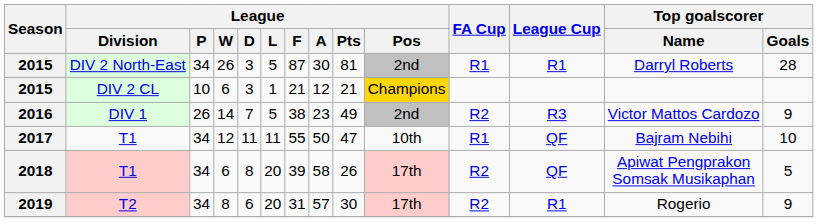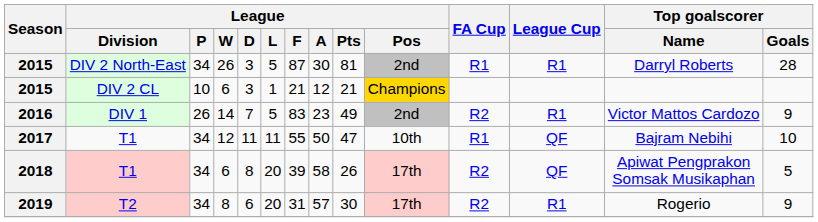(297, 114) 38 -> (297, 114) 83
(557, 114) R3 -> (557, 114) R1
